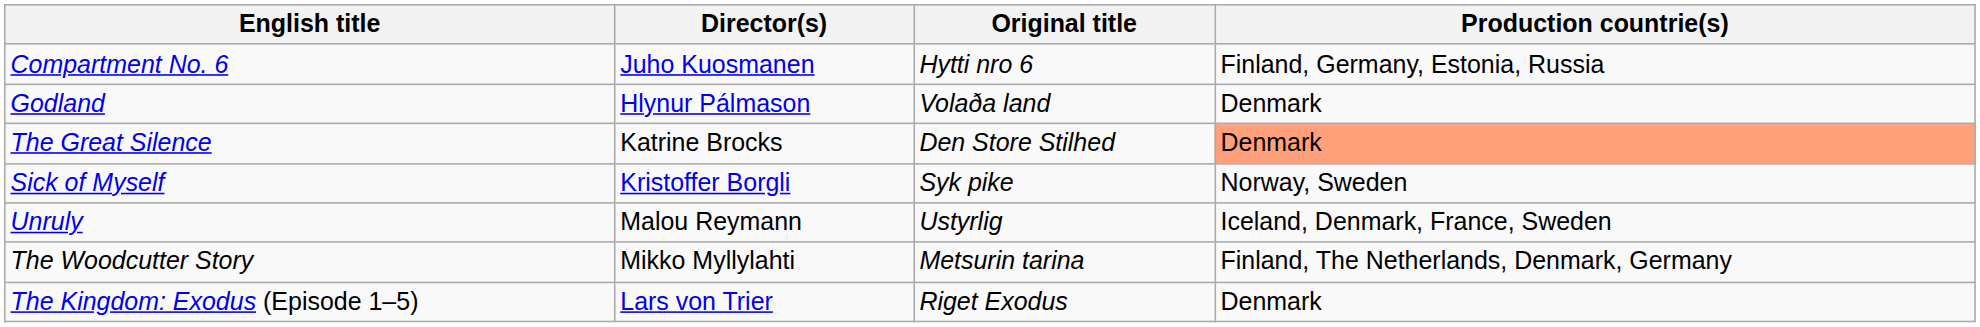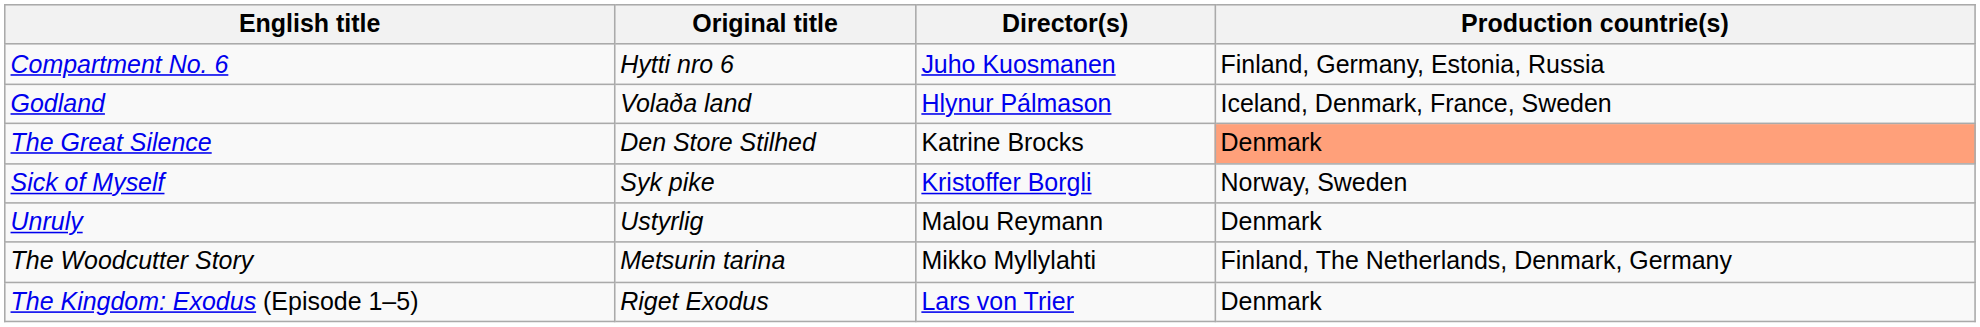columns swapped: (1064, 24) <-> (764, 24)
(1271, 103) Denmark -> (1416, 103) Iceland, Denmark, France, Sweden
(1416, 222) Iceland, Denmark, France, Sweden -> (1271, 222) Denmark
